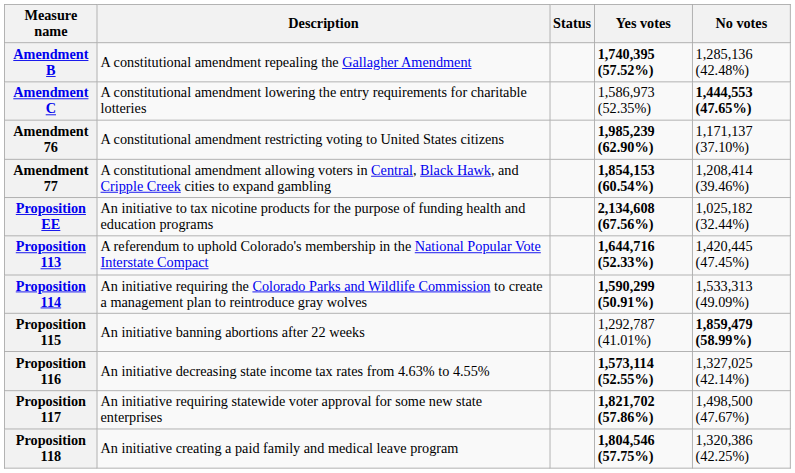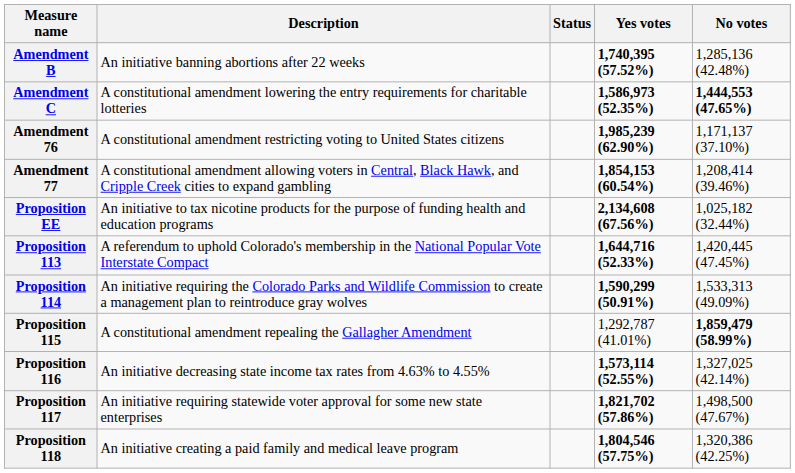(286, 62) A constitutional amendment repealing the Gallagher Amendment -> (233, 62) An initiative banning abortions after 22 weeks
(626, 101) normal -> (626, 101) bold
(233, 332) An initiative banning abortions after 22 weeks -> (286, 332) A constitutional amendment repealing the Gallagher Amendment
